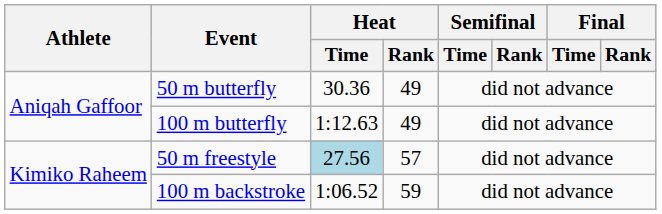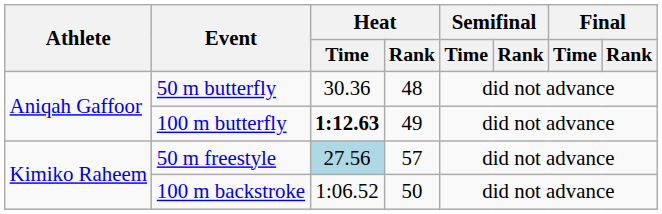(411, 89) 49 -> (412, 89) 48
(347, 123) normal -> (347, 123) bold
(411, 192) 59 -> (412, 192) 50
